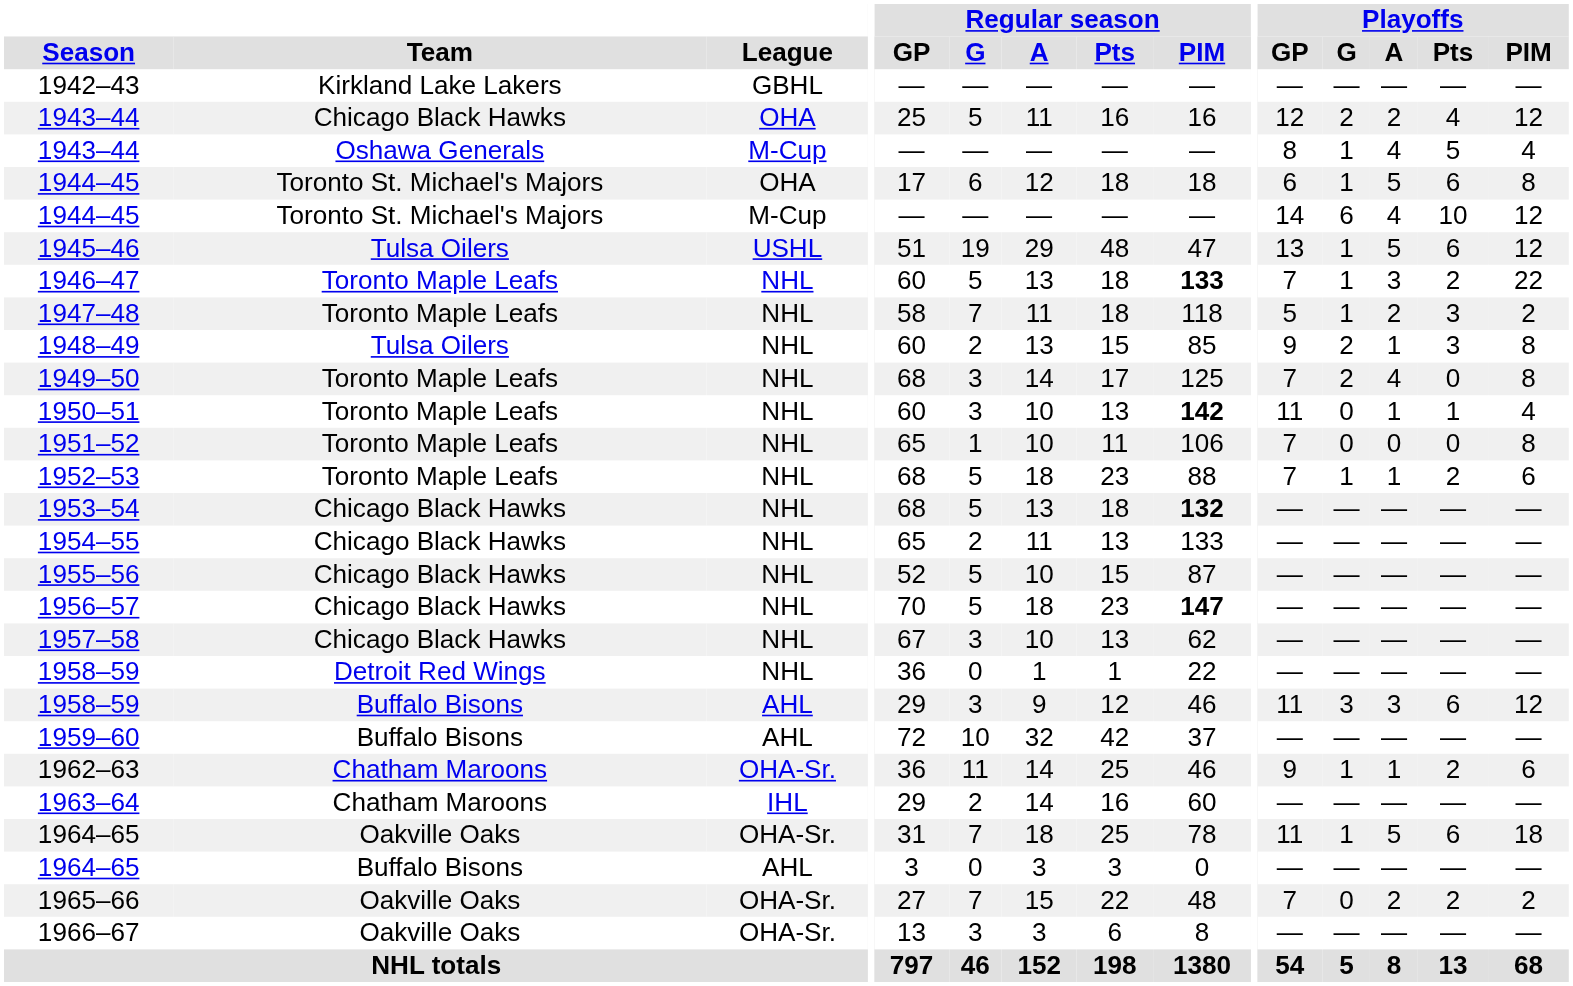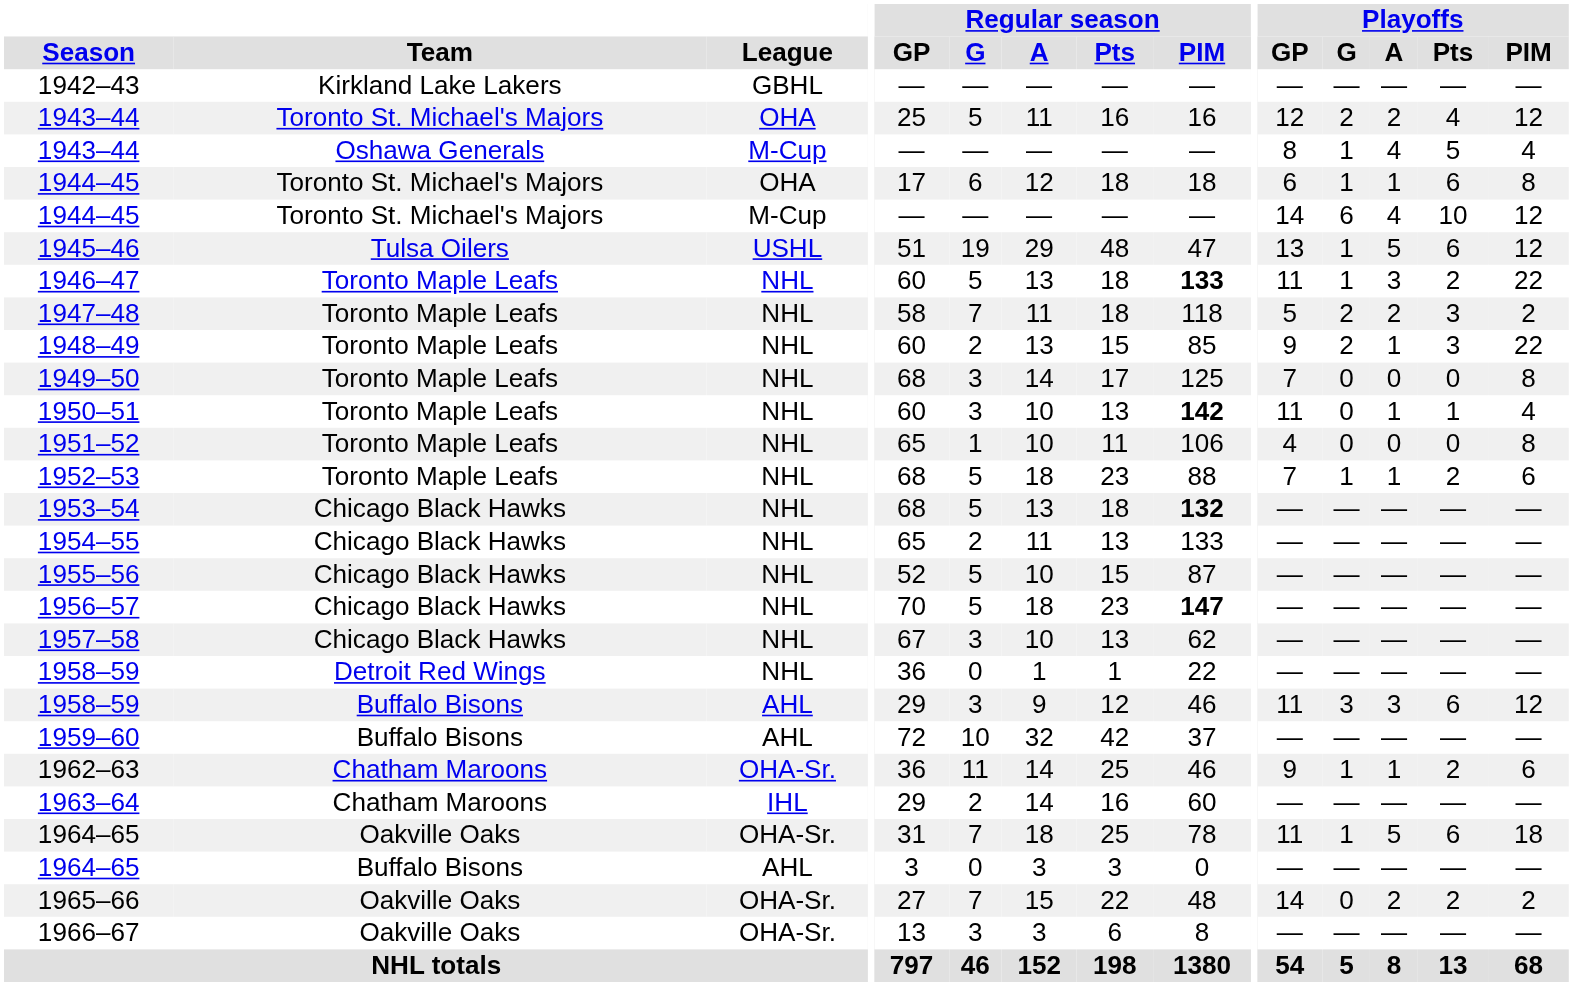(440, 117) Chicago Black Hawks -> (440, 117) Toronto St. Michael's Majors
(1394, 182) 5 -> (1394, 182) 1
(1290, 280) 7 -> (1290, 280) 11
(1347, 313) 1 -> (1347, 313) 2
(440, 345) Tulsa Oilers -> (440, 345) Toronto Maple Leafs
(1529, 345) 8 -> (1529, 345) 22
(1347, 378) 2 -> (1347, 378) 0
(1394, 378) 4 -> (1394, 378) 0
(1290, 443) 7 -> (1290, 443) 4
(1290, 900) 7 -> (1290, 900) 14
